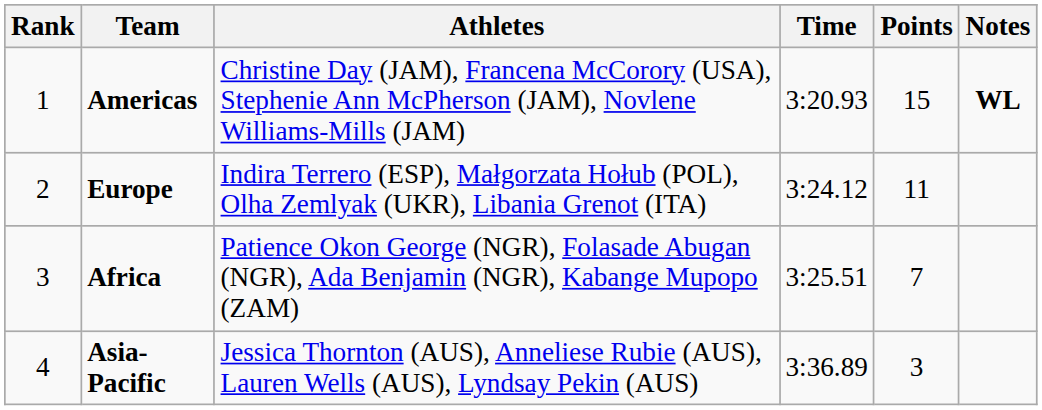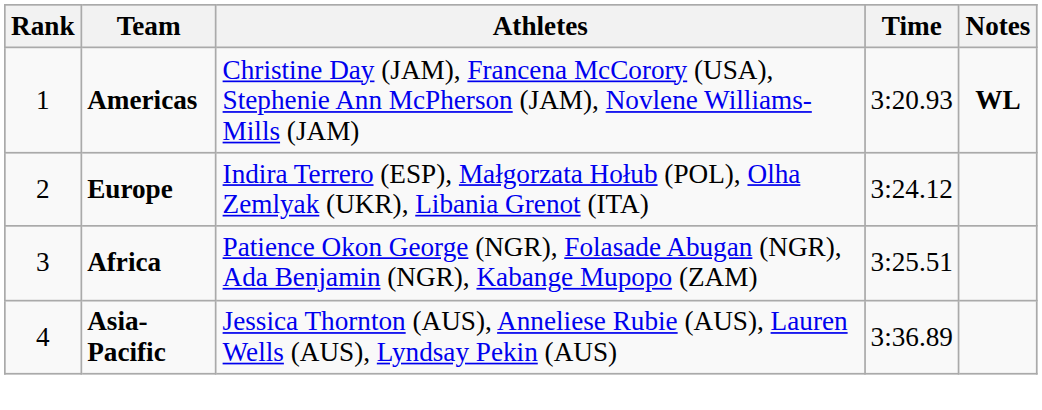- column: (917, 26)
